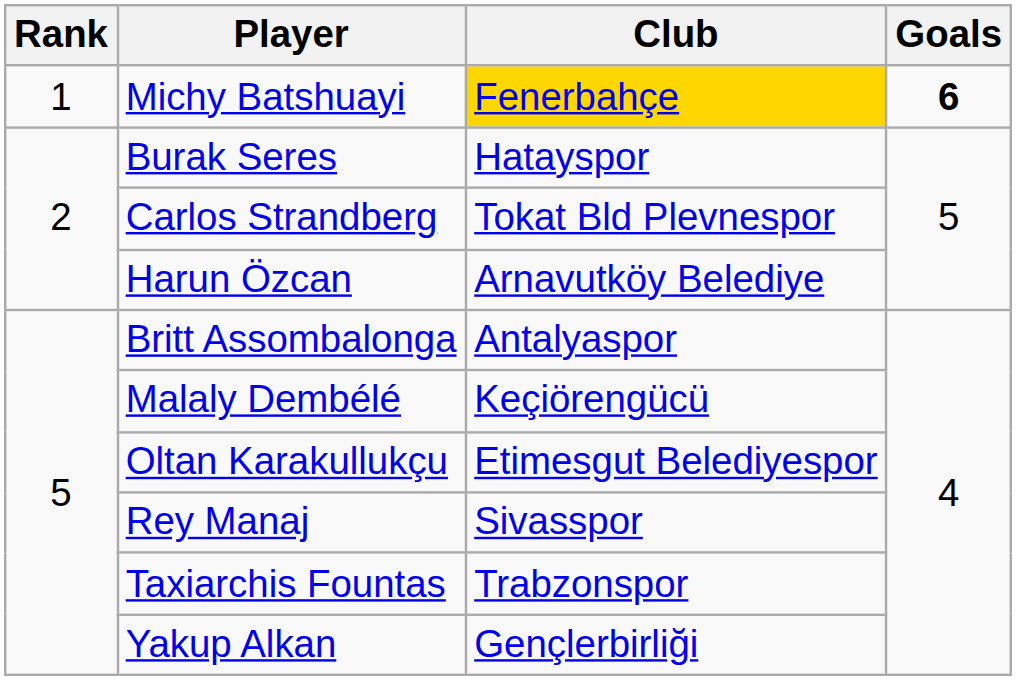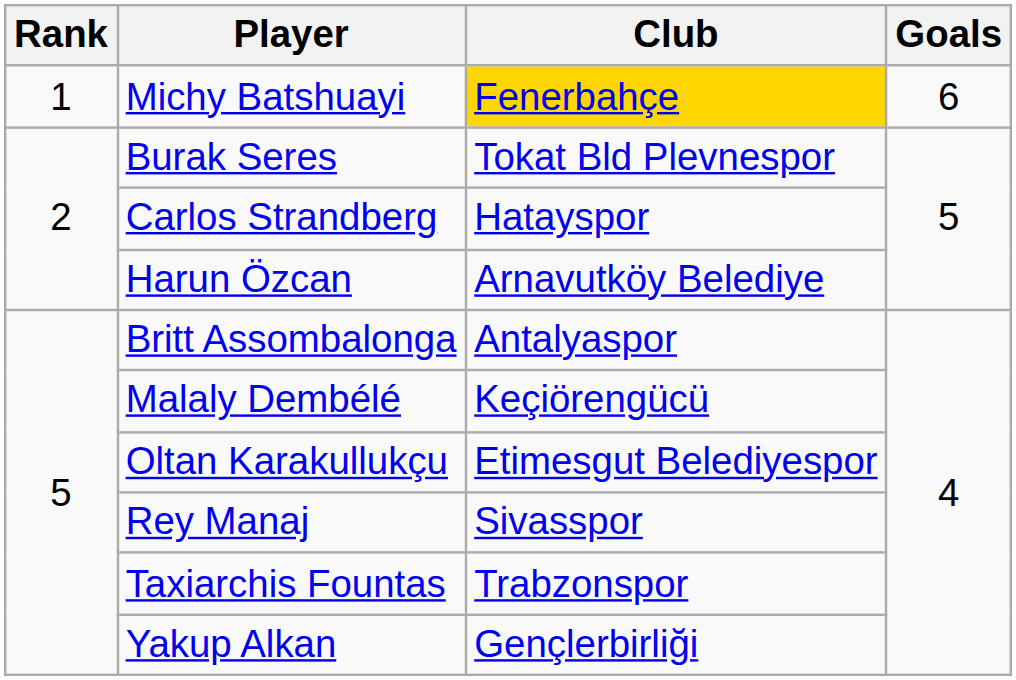(949, 95) bold -> (949, 95) normal
(562, 156) Hatayspor -> (655, 156) Tokat Bld Plevnespor
(655, 217) Tokat Bld Plevnespor -> (562, 217) Hatayspor
